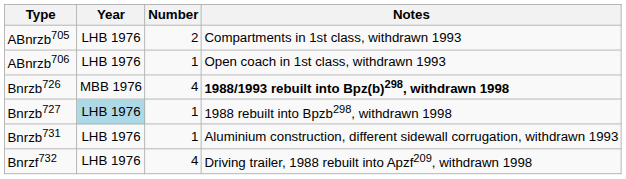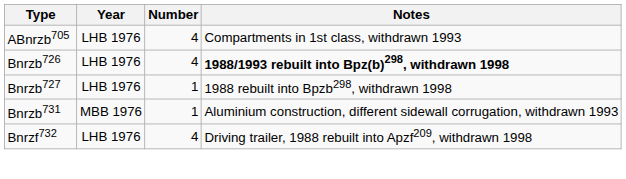(195, 37) 2 -> (195, 37) 4
- row: (38, 62)
(111, 87) MBB 1976 -> (111, 62) LHB 1976
(111, 111) lightblue background -> (111, 87) no background
(111, 136) LHB 1976 -> (111, 111) MBB 1976
